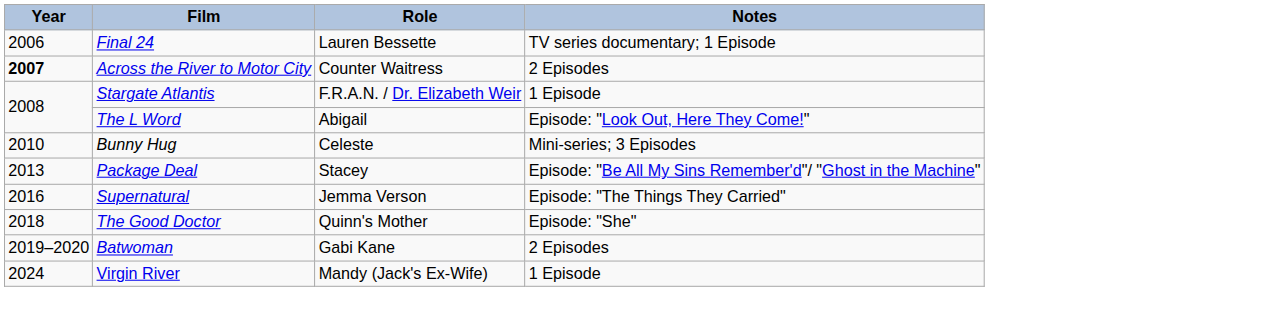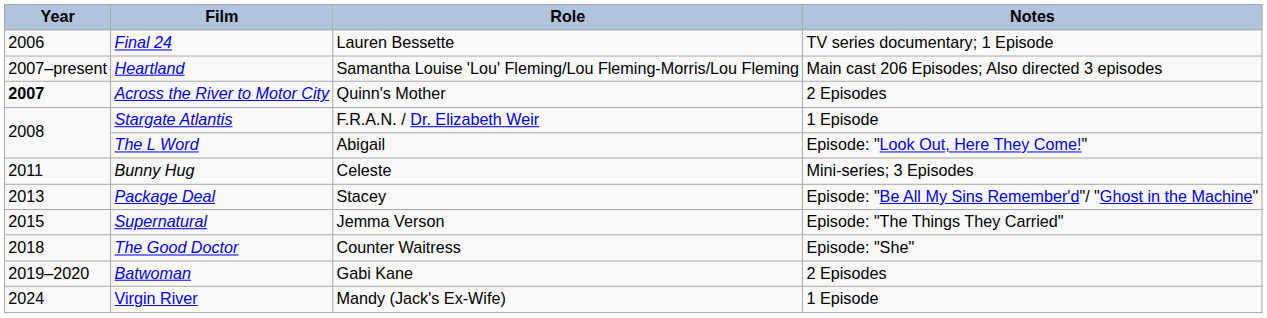+ row: (150, 68)
(381, 68) Counter Waitress -> (391, 94) Quinn's Mother
(26, 145) 2010 -> (26, 171) 2011
(26, 196) 2016 -> (26, 222) 2015
(373, 222) Quinn's Mother -> (399, 247) Counter Waitress
